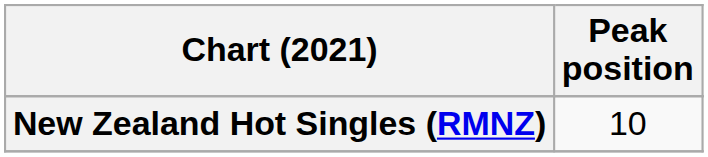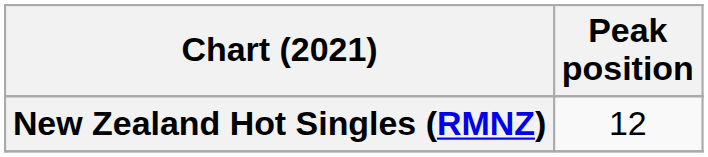(628, 123) 10 -> (628, 123) 12
